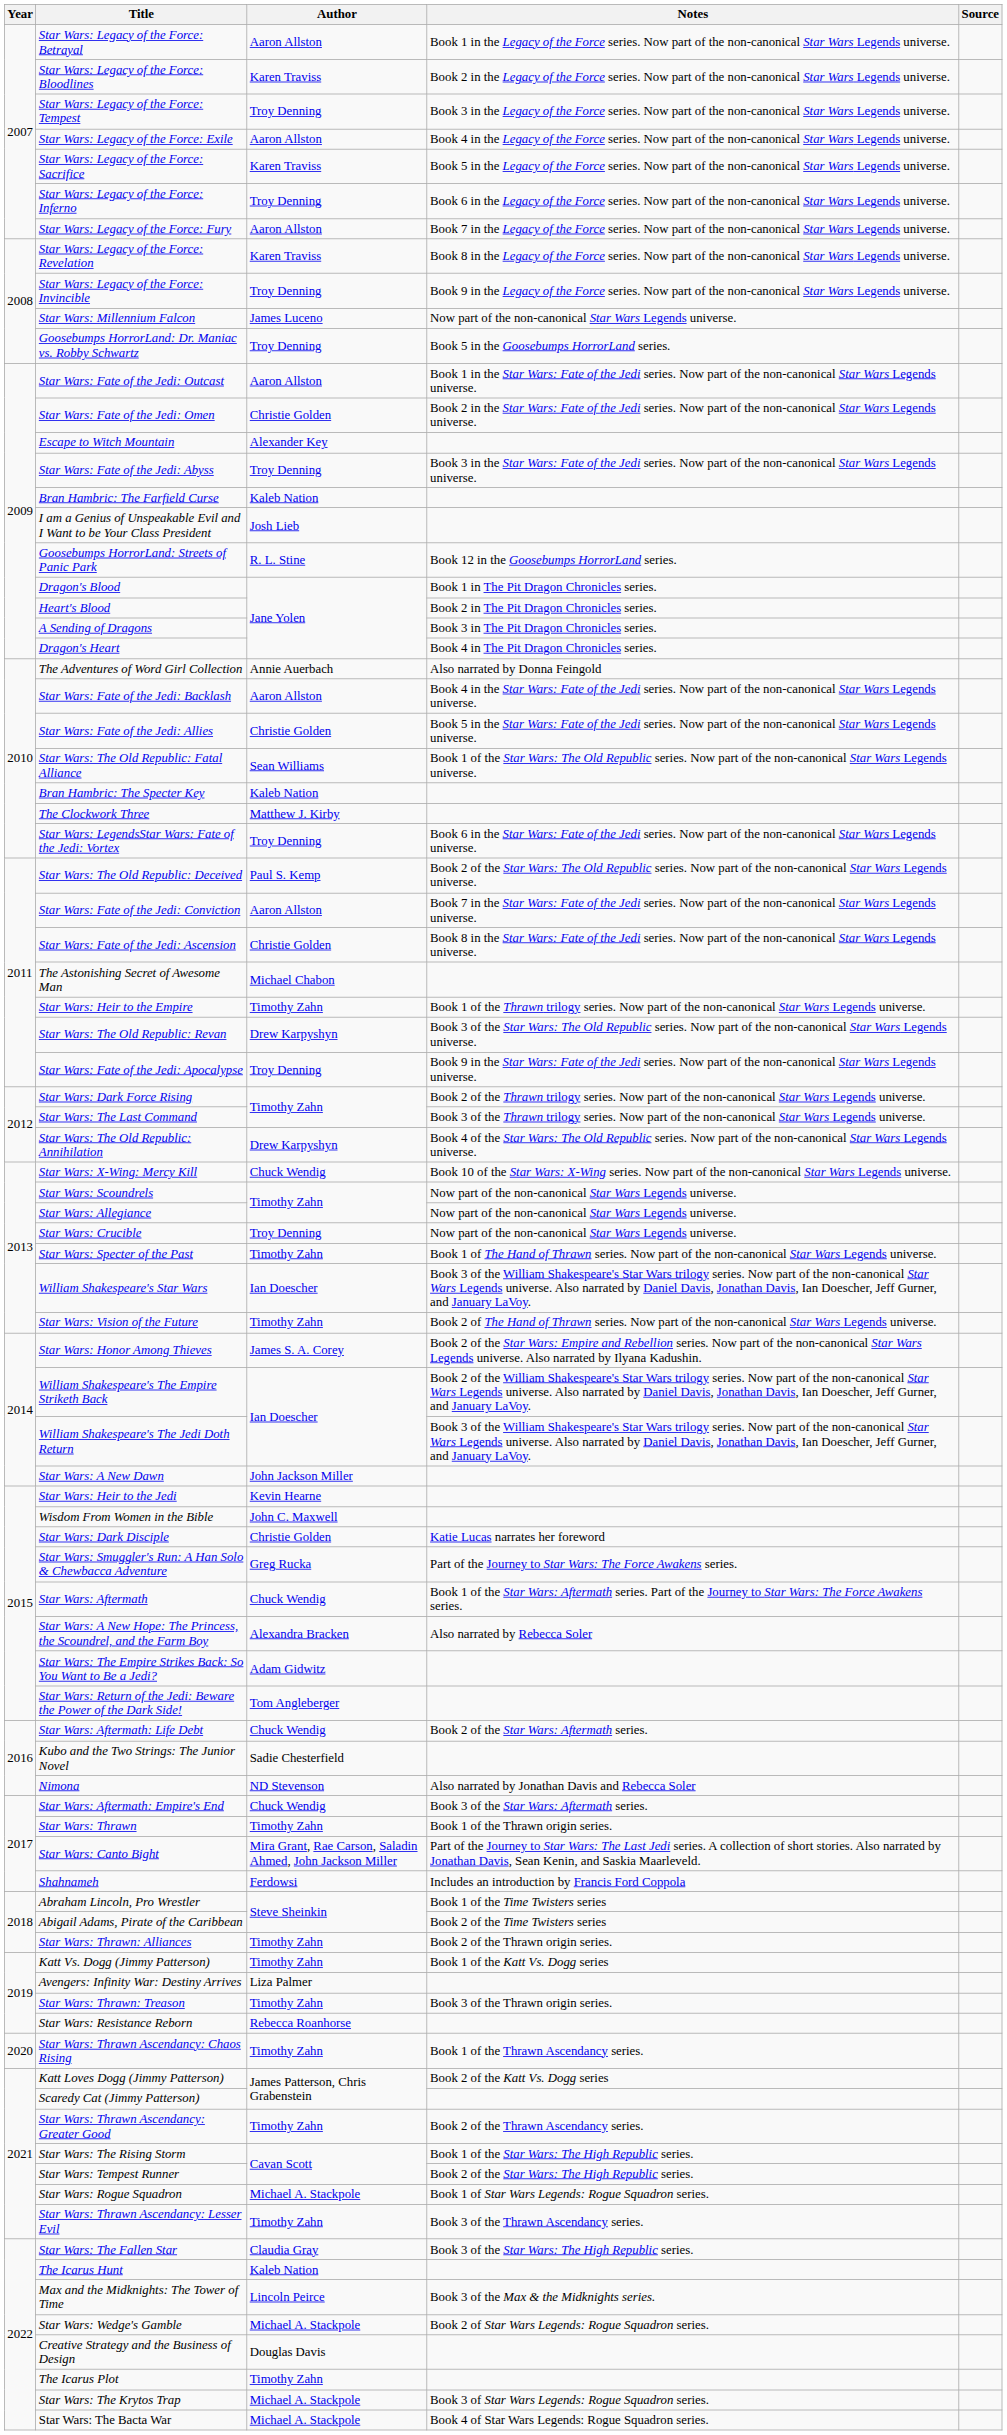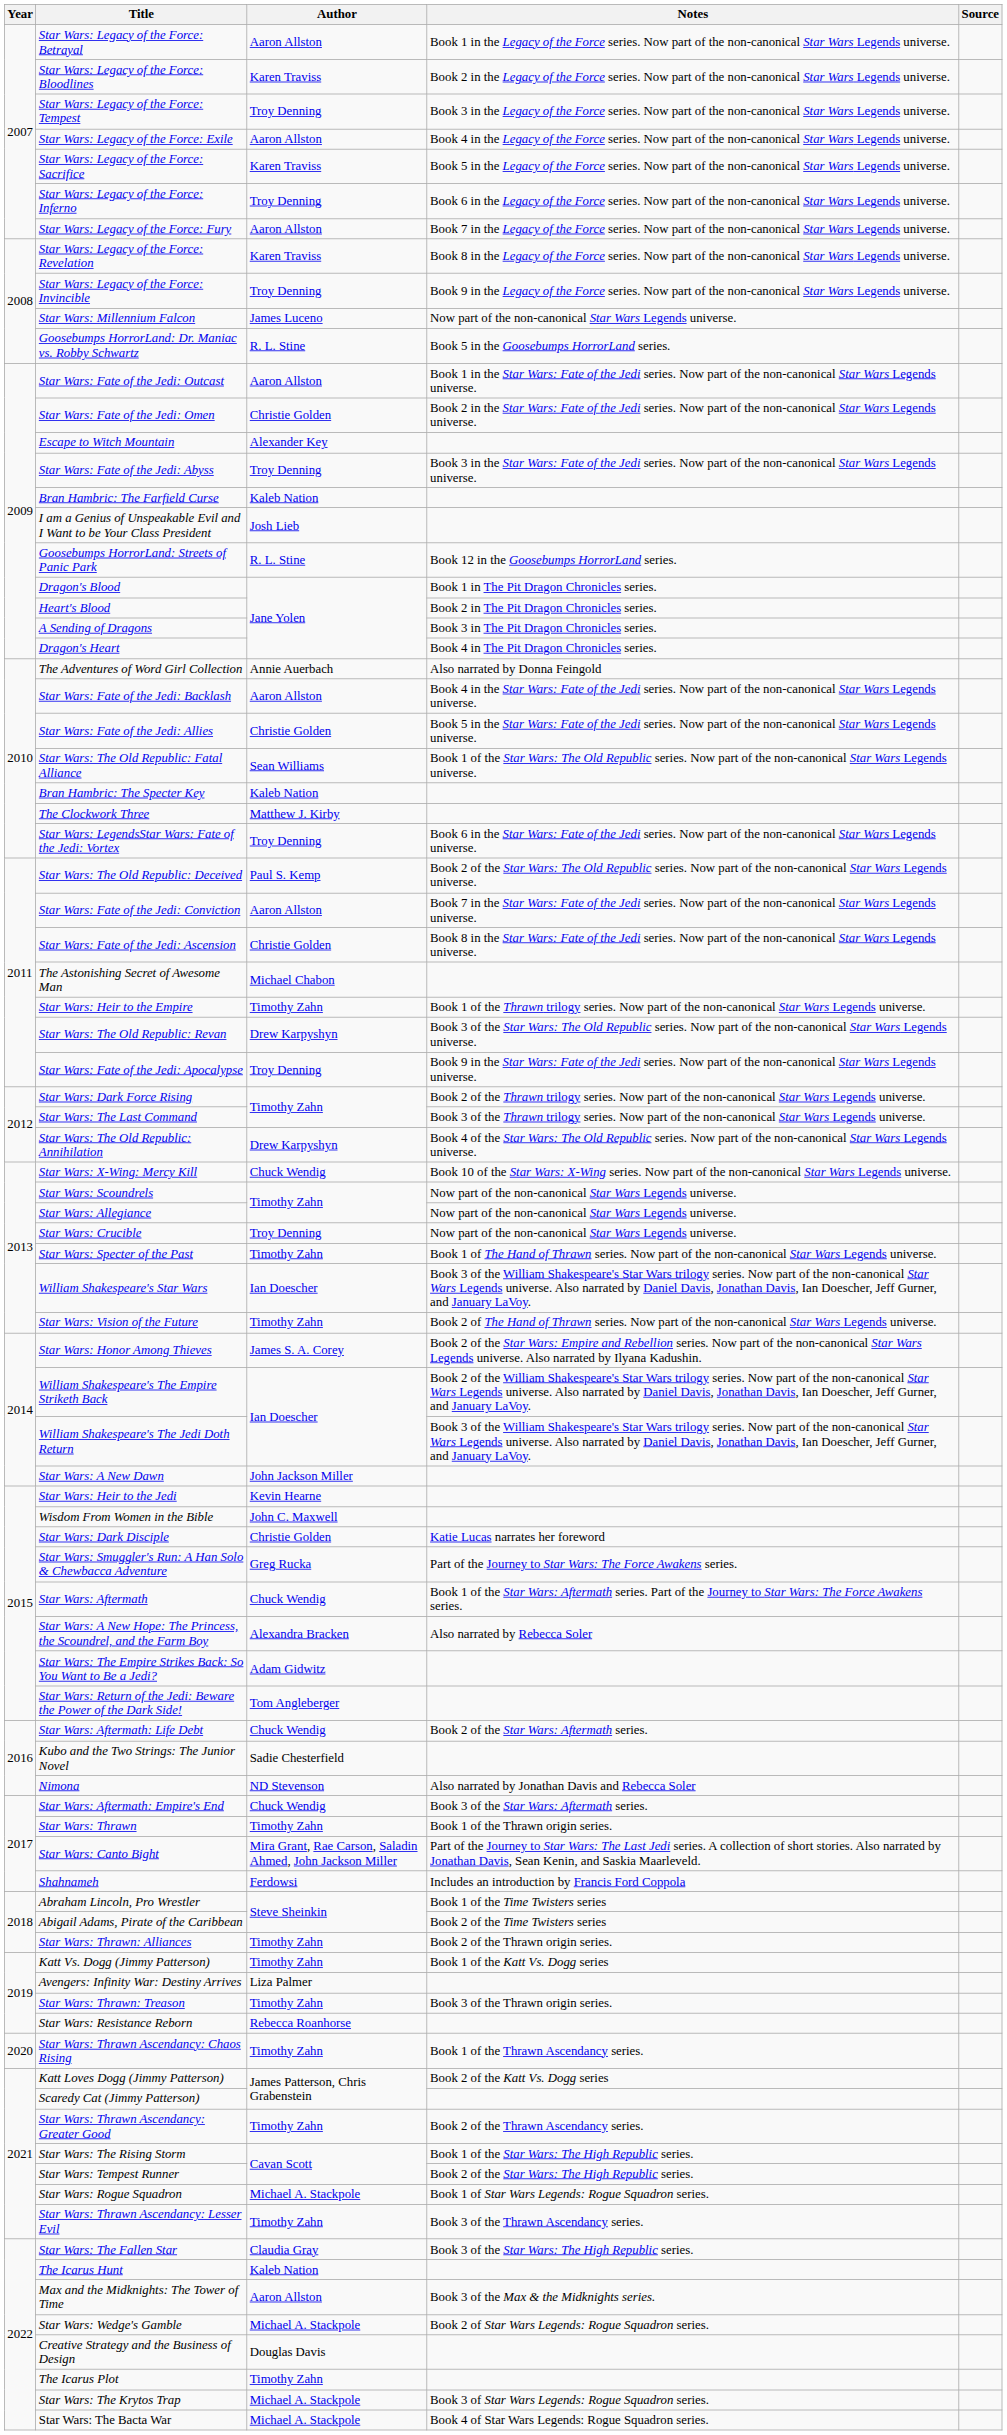(286, 345) Troy Denning -> (277, 345) R. L. Stine
(287, 2297) Lincoln Peirce -> (286, 2297) Aaron Allston
